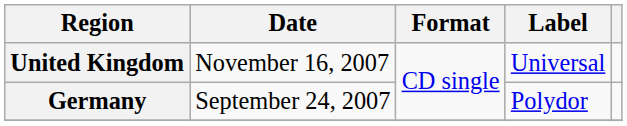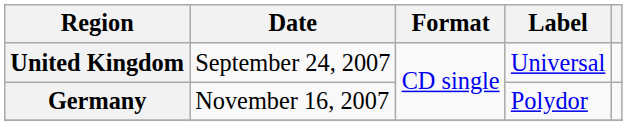(292, 62) November 16, 2007 -> (293, 62) September 24, 2007
(293, 100) September 24, 2007 -> (292, 100) November 16, 2007
